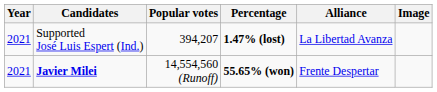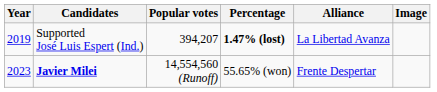(19, 39) 2021 -> (19, 39) 2019
(19, 71) 2021 -> (19, 71) 2023
(259, 71) bold -> (257, 71) normal
